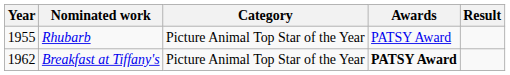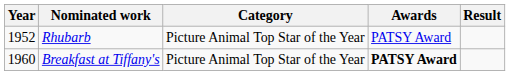(22, 37) 1955 -> (22, 37) 1952
(22, 59) 1962 -> (22, 59) 1960
